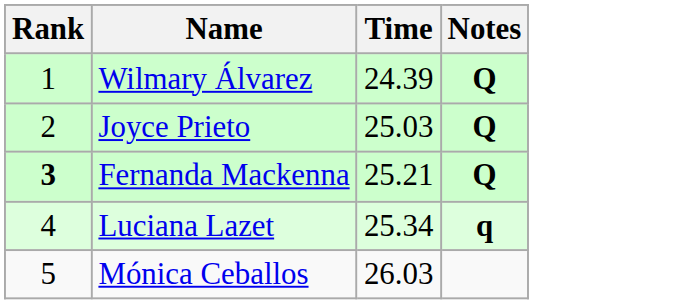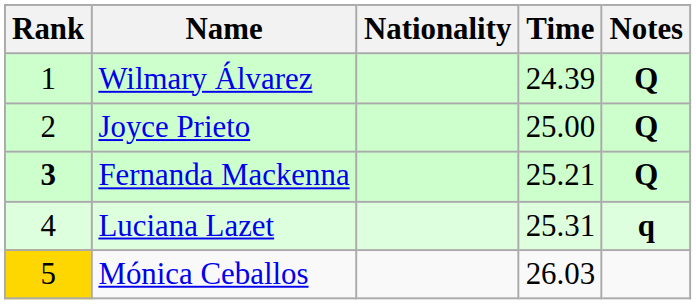+ column: (438, 28)
(399, 126) 25.03 -> (560, 126) 25.00
(399, 224) 25.34 -> (560, 224) 25.31
(48, 273) no background -> (48, 273) gold background
